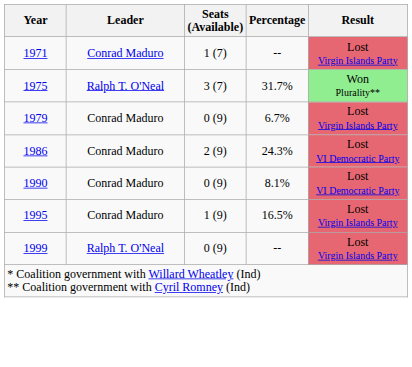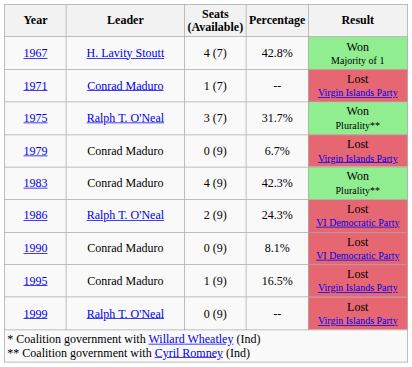+ row: (35, 53)
+ row: (35, 183)
(125, 150) Conrad Maduro -> (125, 215) Ralph T. O'Neal
